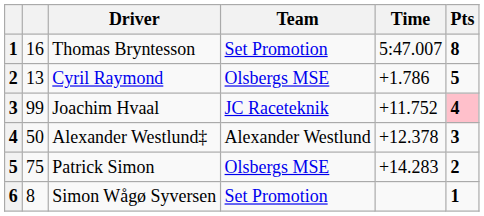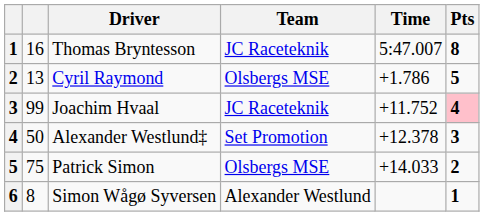(276, 49) Set Promotion -> (277, 49) JC Raceteknik
(298, 137) Alexander Westlund -> (276, 137) Set Promotion
(409, 167) +14.283 -> (409, 167) +14.033
(276, 196) Set Promotion -> (298, 196) Alexander Westlund
